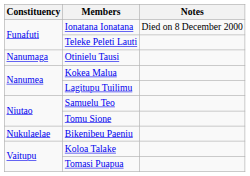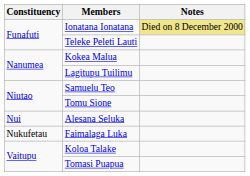(192, 27) no background -> (192, 27) khaki background
- row: (92, 57)
+ row: (95, 118)
+ row: (96, 133)
- row: (99, 133)
